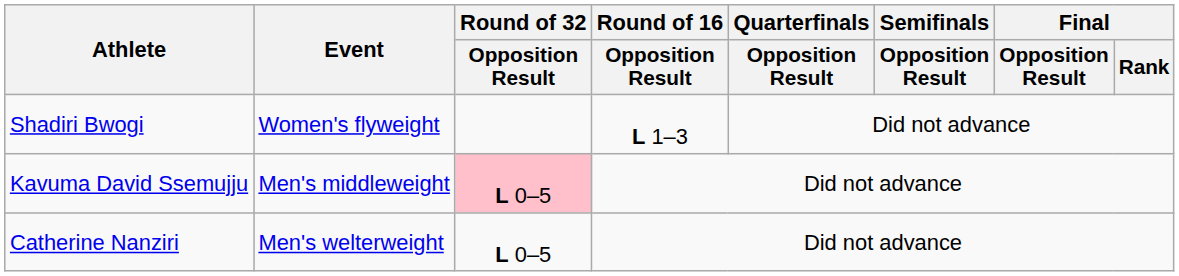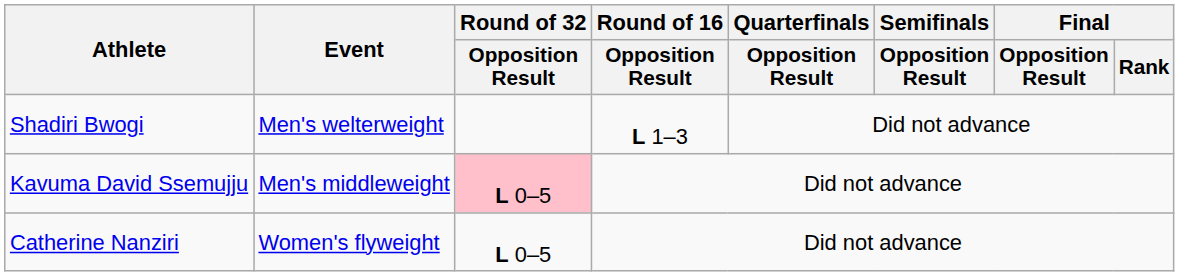(349, 125) Women's flyweight -> (351, 125) Men's welterweight
(351, 242) Men's welterweight -> (349, 242) Women's flyweight
